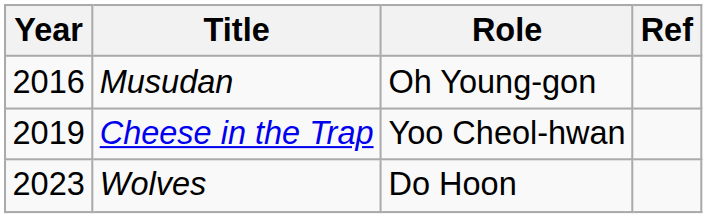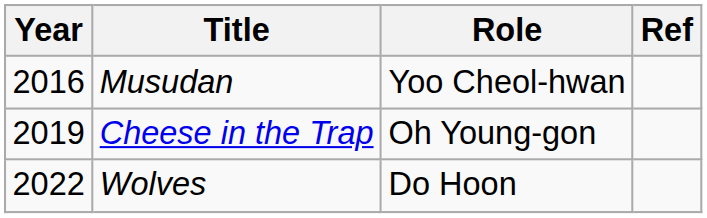(492, 81) Oh Young-gon -> (507, 81) Yoo Cheol-hwan
(507, 133) Yoo Cheol-hwan -> (492, 133) Oh Young-gon
(49, 184) 2023 -> (49, 184) 2022
